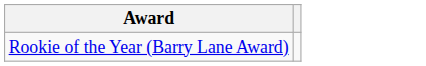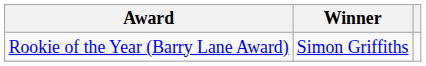+ column: (353, 18)
